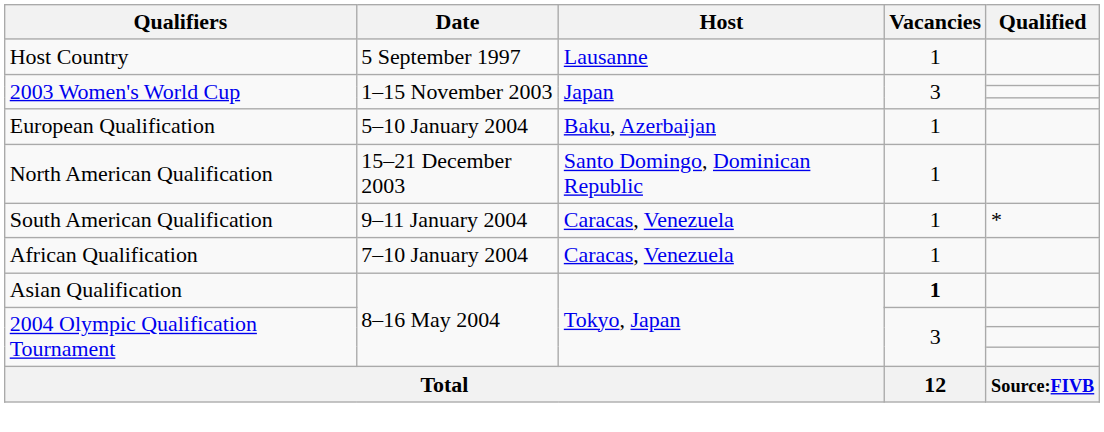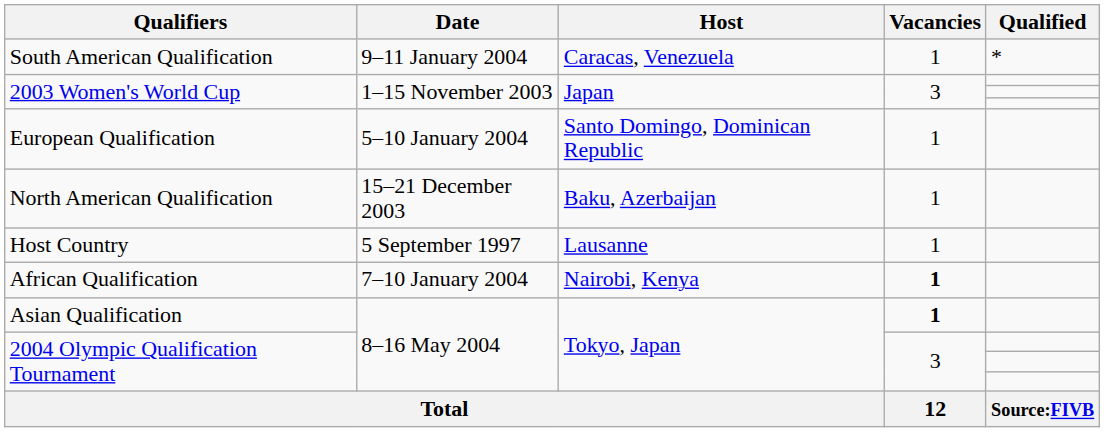rows swapped: (69, 56) <-> (141, 220)
(640, 126) Baku, Azerbaijan -> (687, 138) Santo Domingo, Dominican Republic
(687, 173) Santo Domingo, Dominican Republic -> (640, 197) Baku, Azerbaijan
(649, 255) Caracas, Venezuela -> (631, 279) Nairobi, Kenya
(935, 255) normal -> (935, 279) bold
